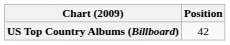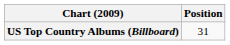(203, 31) 42 -> (203, 31) 31
